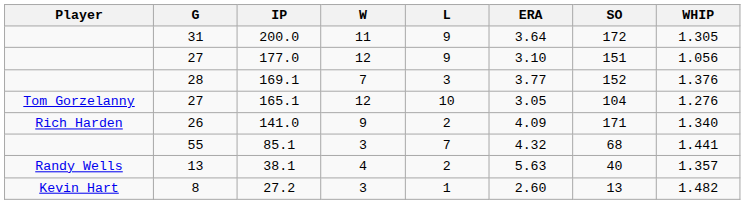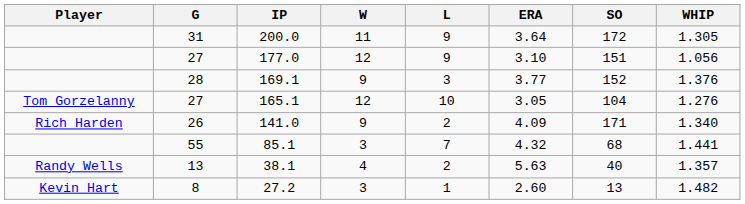(363, 80) 7 -> (363, 80) 9
